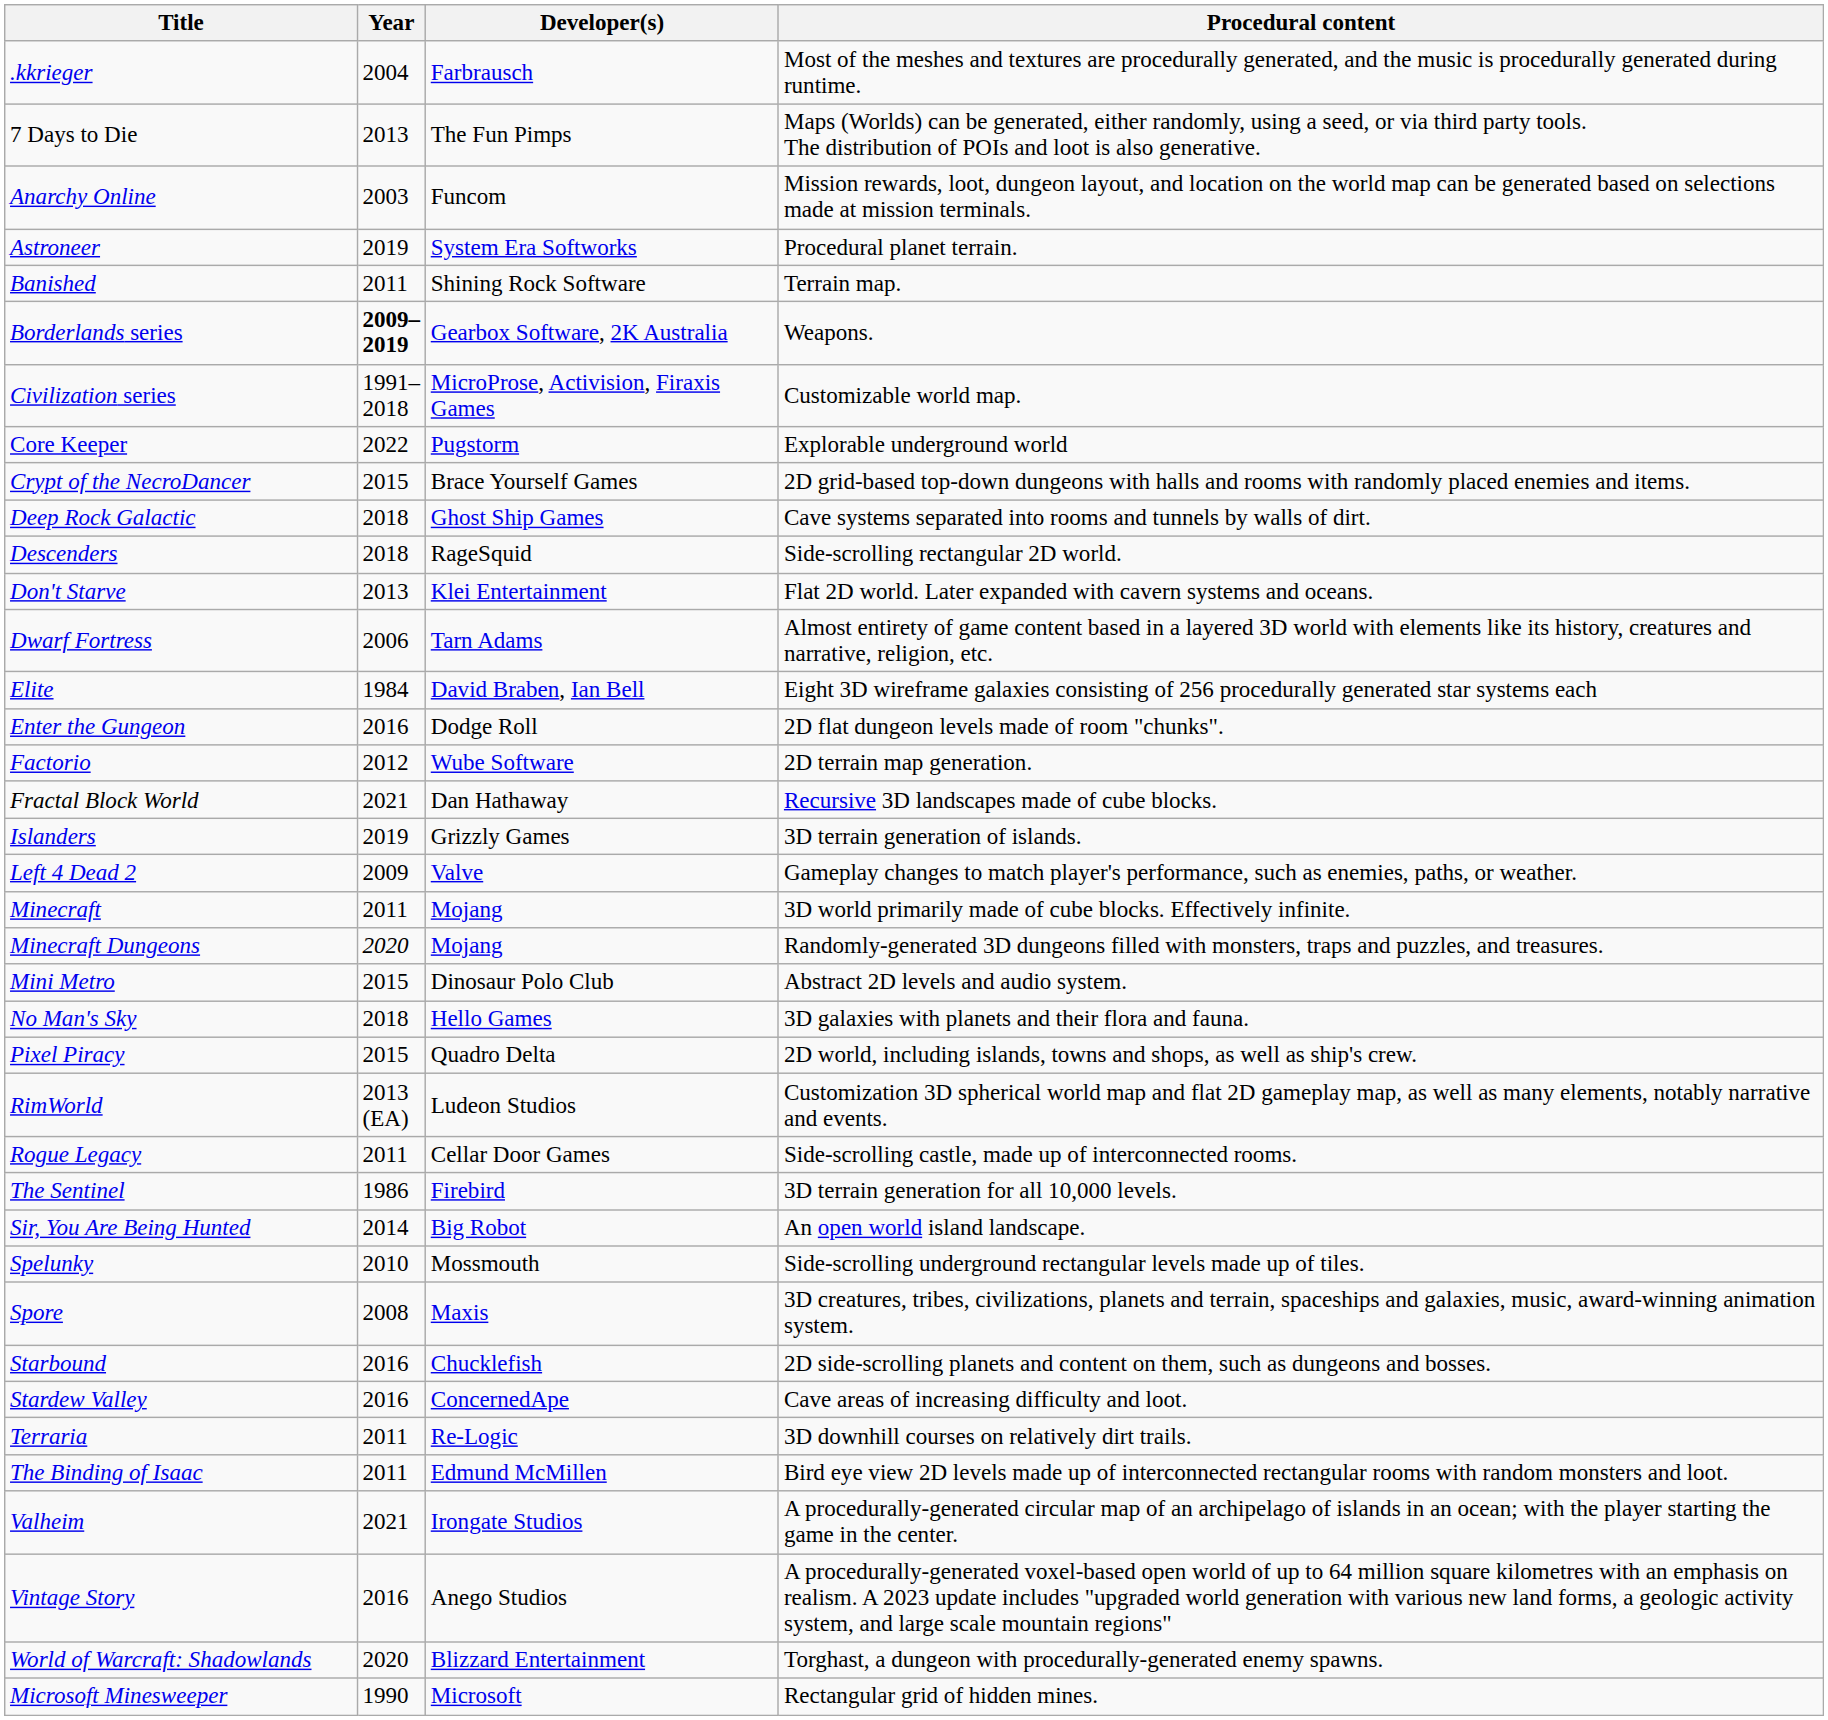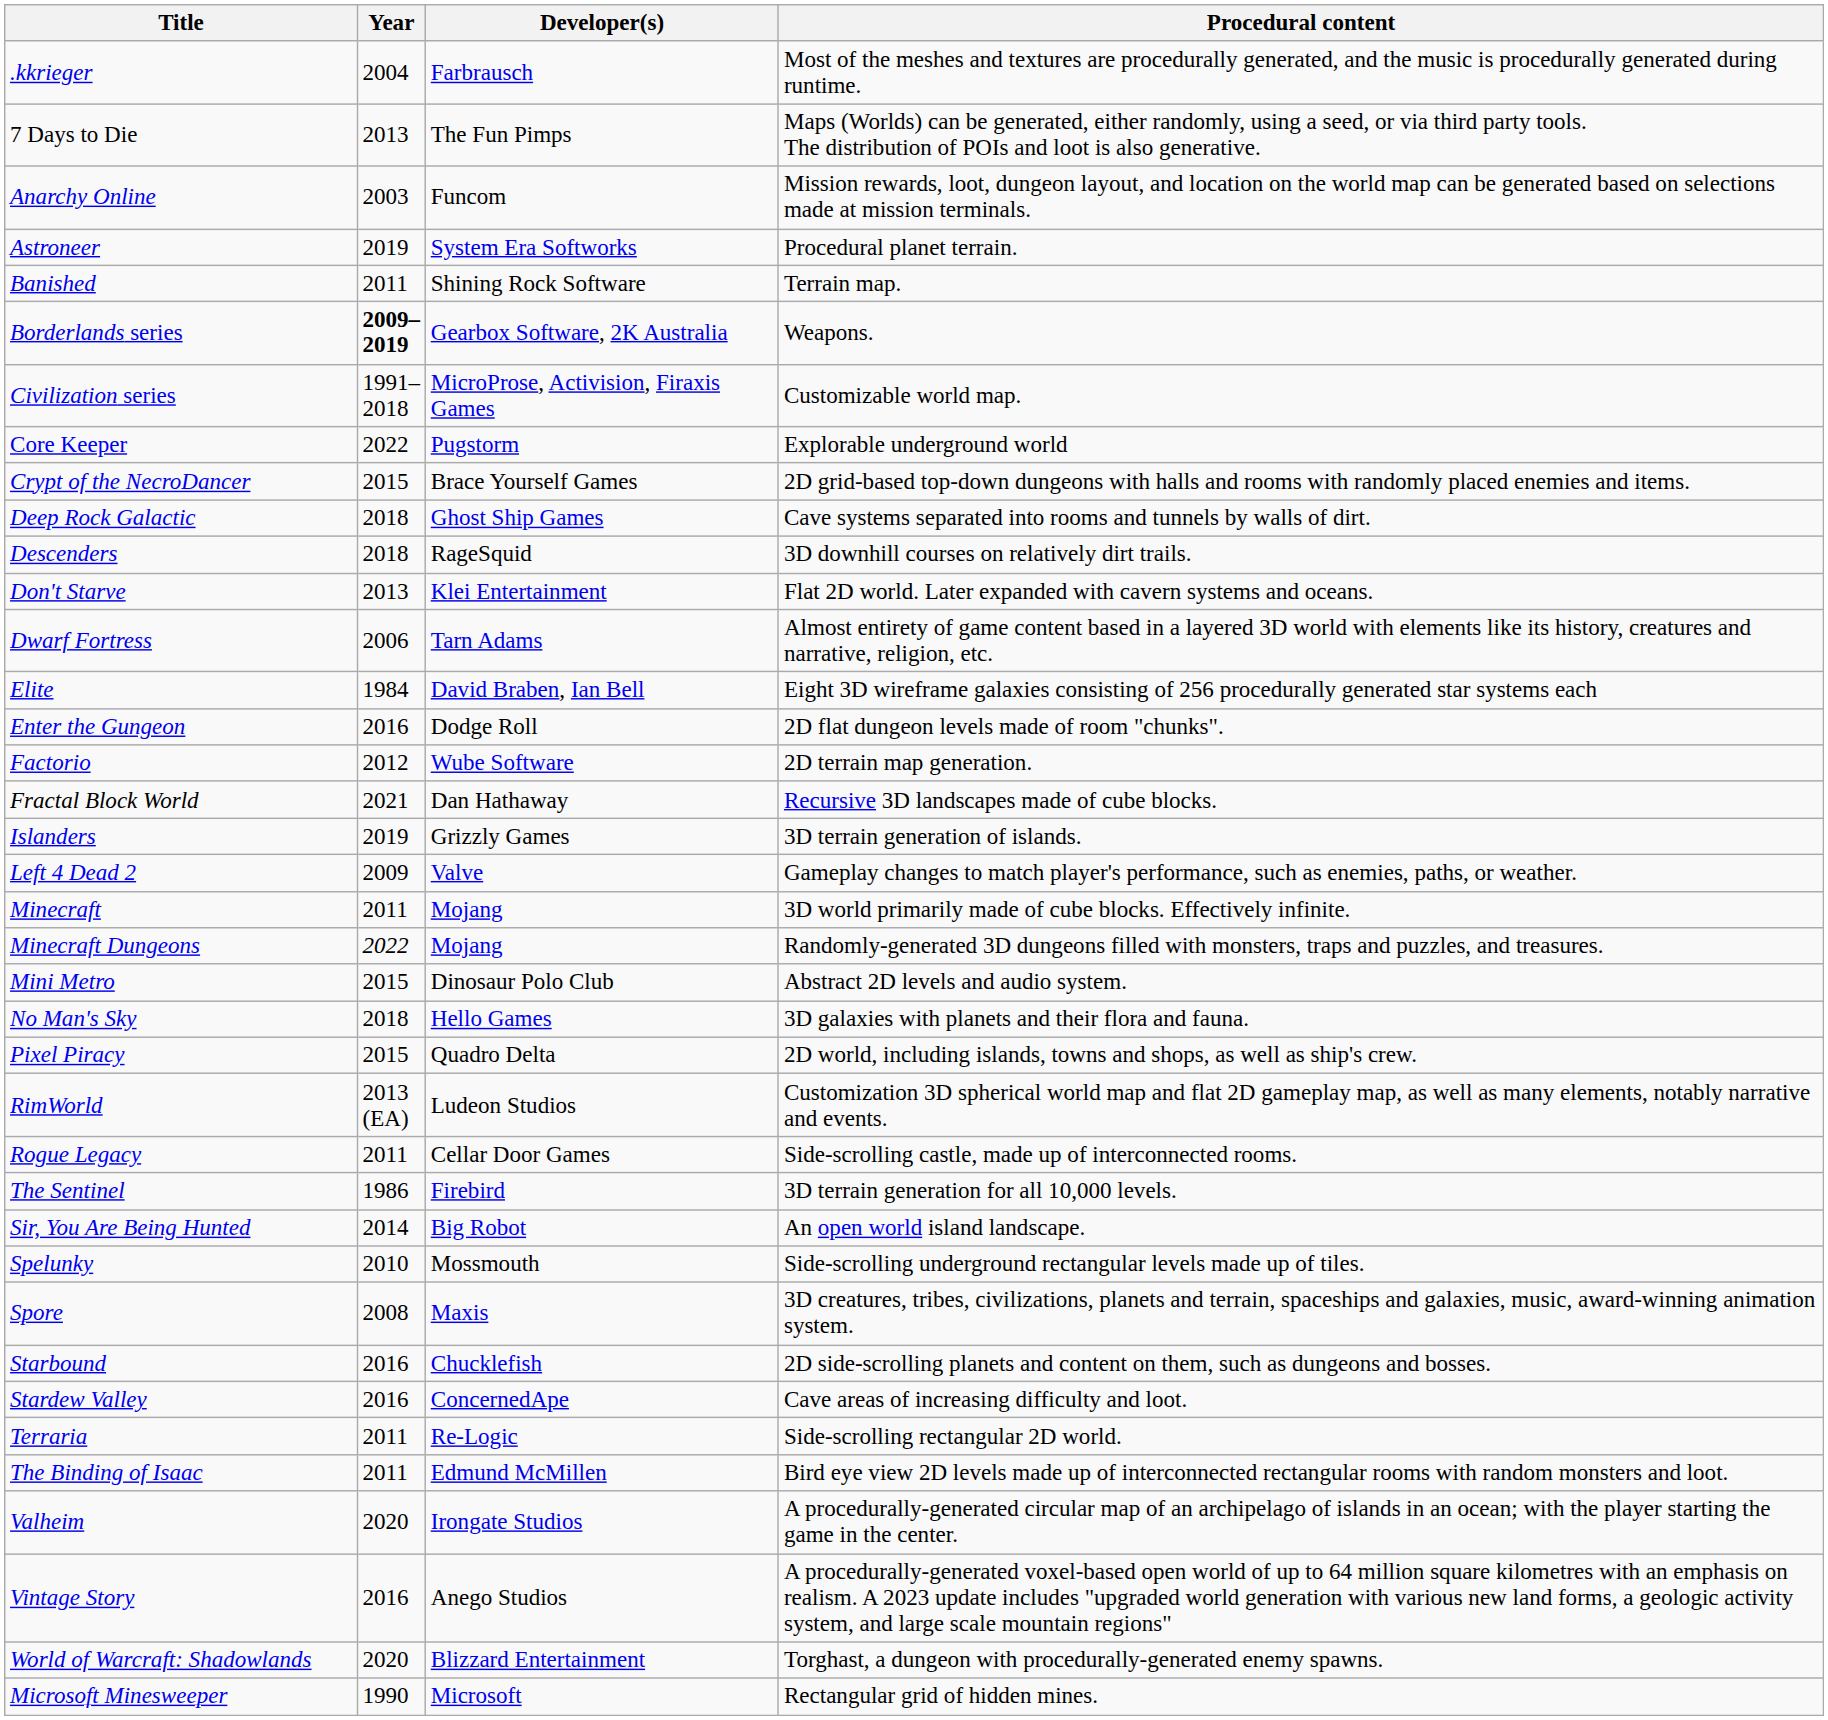(953, 554) Side-scrolling rectangular 2D world. -> (988, 554) 3D downhill courses on relatively dirt trails.
(386, 945) 2020 -> (386, 945) 2022
(988, 1435) 3D downhill courses on relatively dirt trails. -> (953, 1435) Side-scrolling rectangular 2D world.
(386, 1521) 2021 -> (386, 1521) 2020
